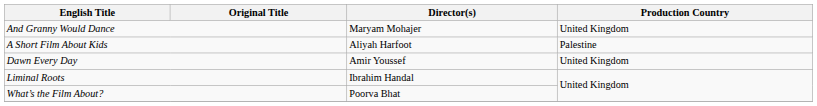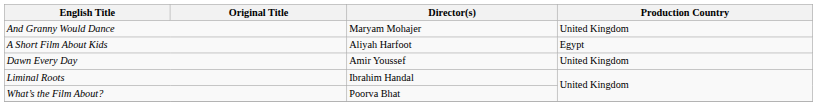(578, 45) Palestine -> (572, 45) Egypt
